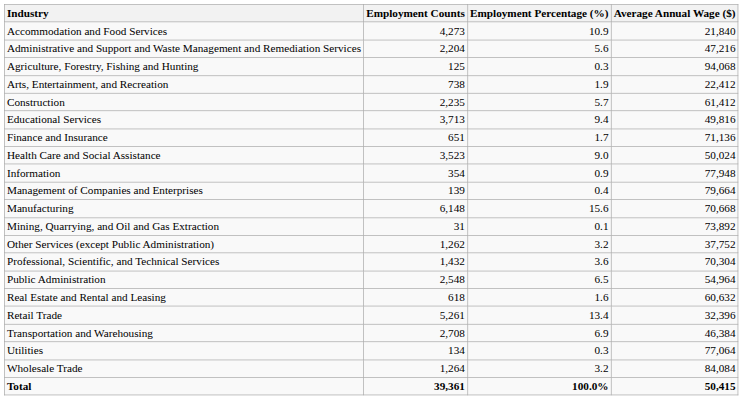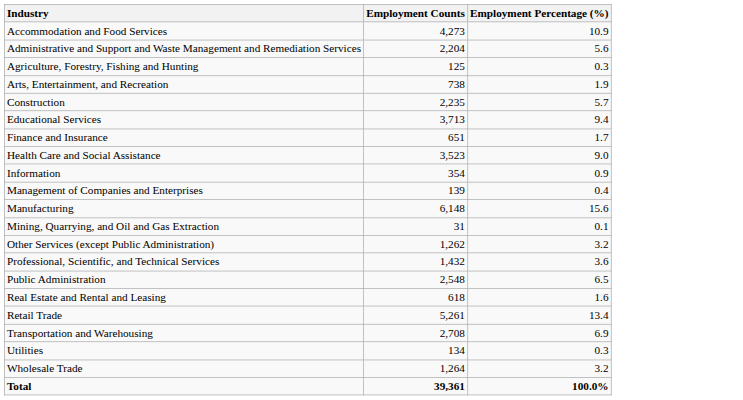- column: (675, 13)
